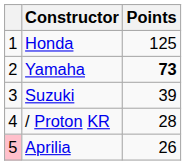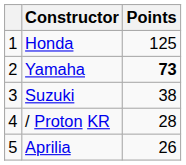(168, 96) 39 -> (168, 96) 38
(13, 148) pink background -> (13, 148) no background
